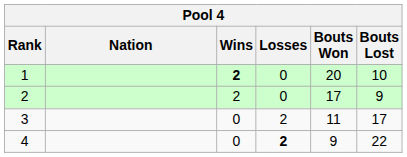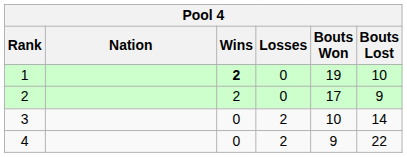(333, 75) 20 -> (333, 75) 19
(333, 119) 11 -> (333, 119) 10
(379, 119) 17 -> (379, 119) 14
(283, 141) bold -> (283, 141) normal
